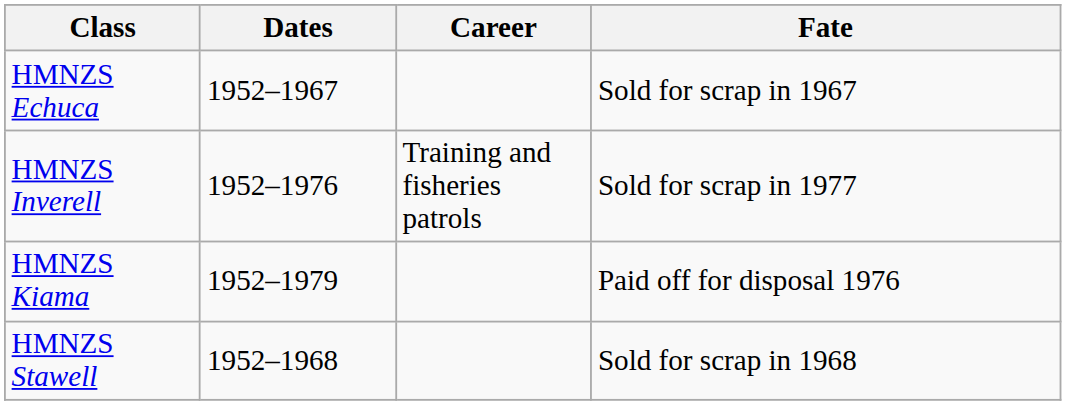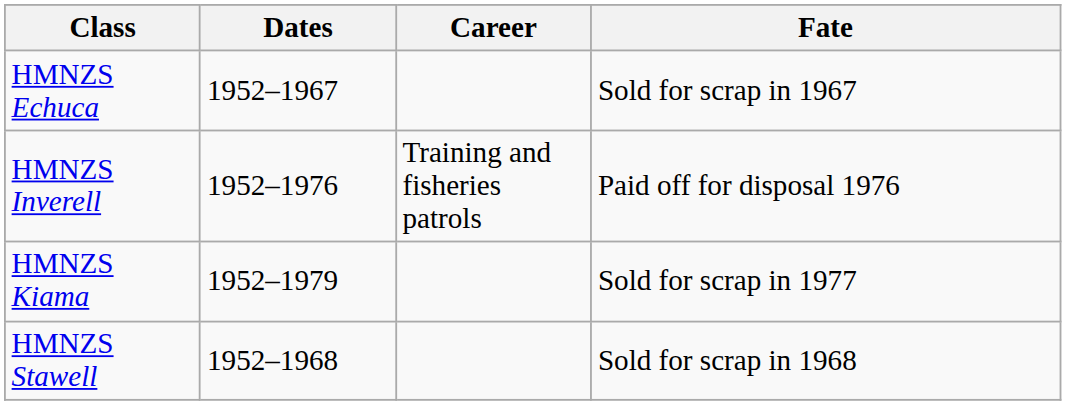(727, 185) Sold for scrap in 1977 -> (749, 185) Paid off for disposal 1976
(749, 280) Paid off for disposal 1976 -> (727, 280) Sold for scrap in 1977
